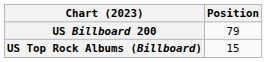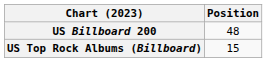(233, 31) 79 -> (233, 31) 48
